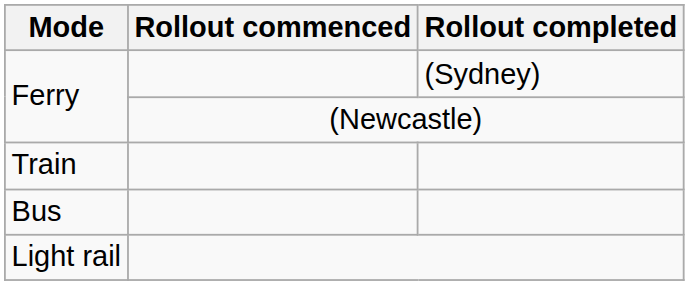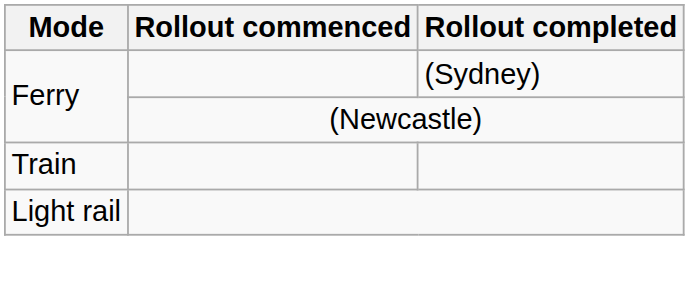- row: (37, 211)
